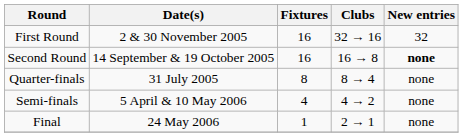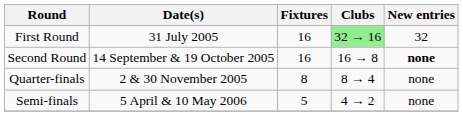(183, 36) 2 & 30 November 2005 -> (183, 36) 31 July 2005
(358, 36) no background -> (358, 36) lightgreen background
(183, 79) 31 July 2005 -> (183, 79) 2 & 30 November 2005
(304, 100) 4 -> (304, 100) 5
- row: (47, 121)
